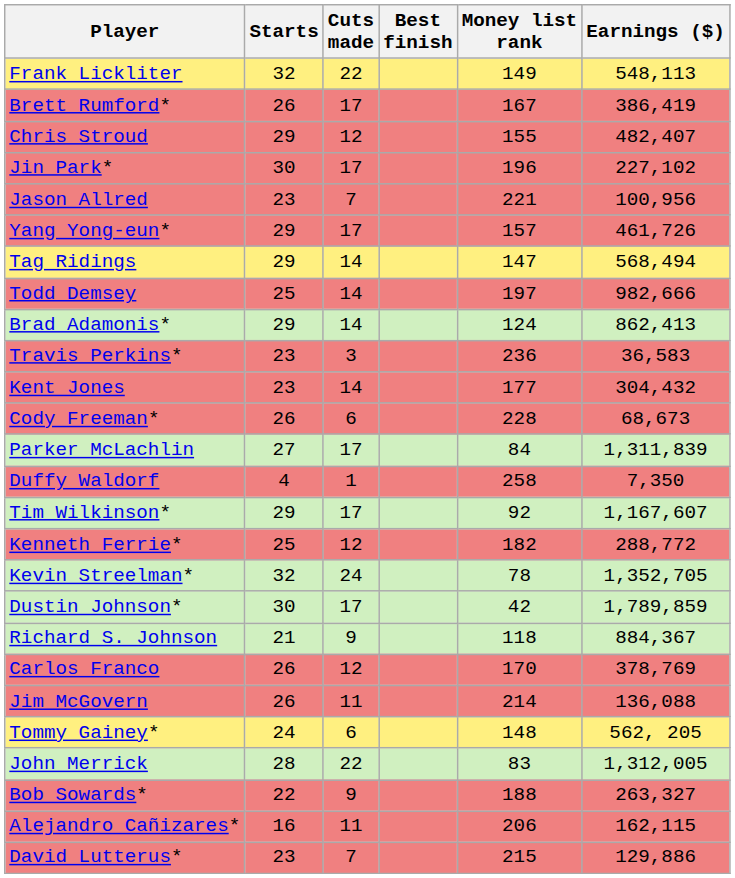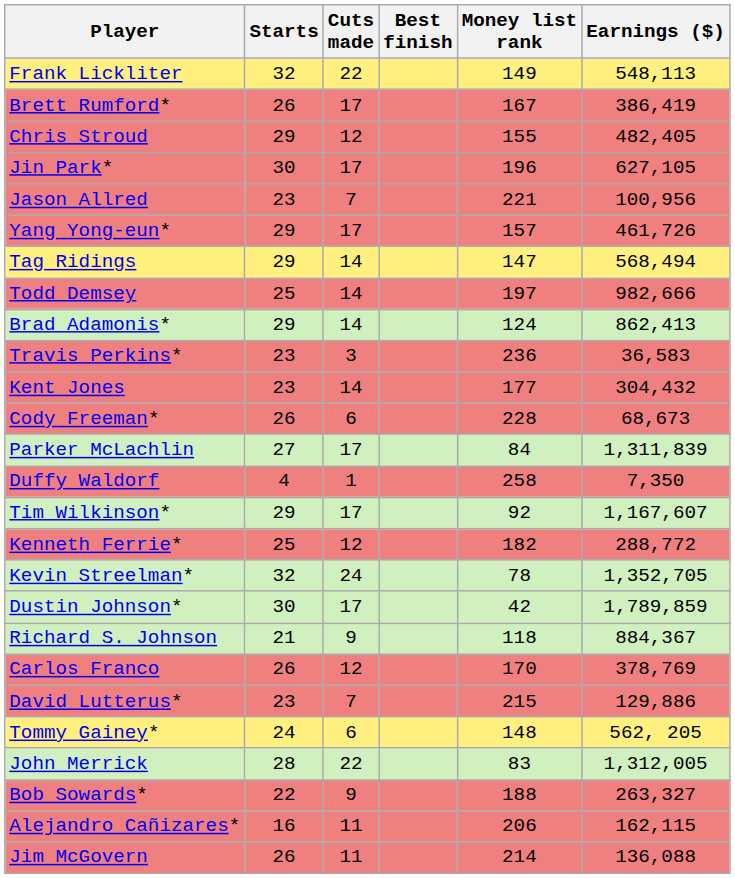(656, 137) 482,407 -> (656, 137) 482,405
(656, 168) 227,102 -> (656, 168) 627,105
rows swapped: (79, 701) <-> (96, 858)
